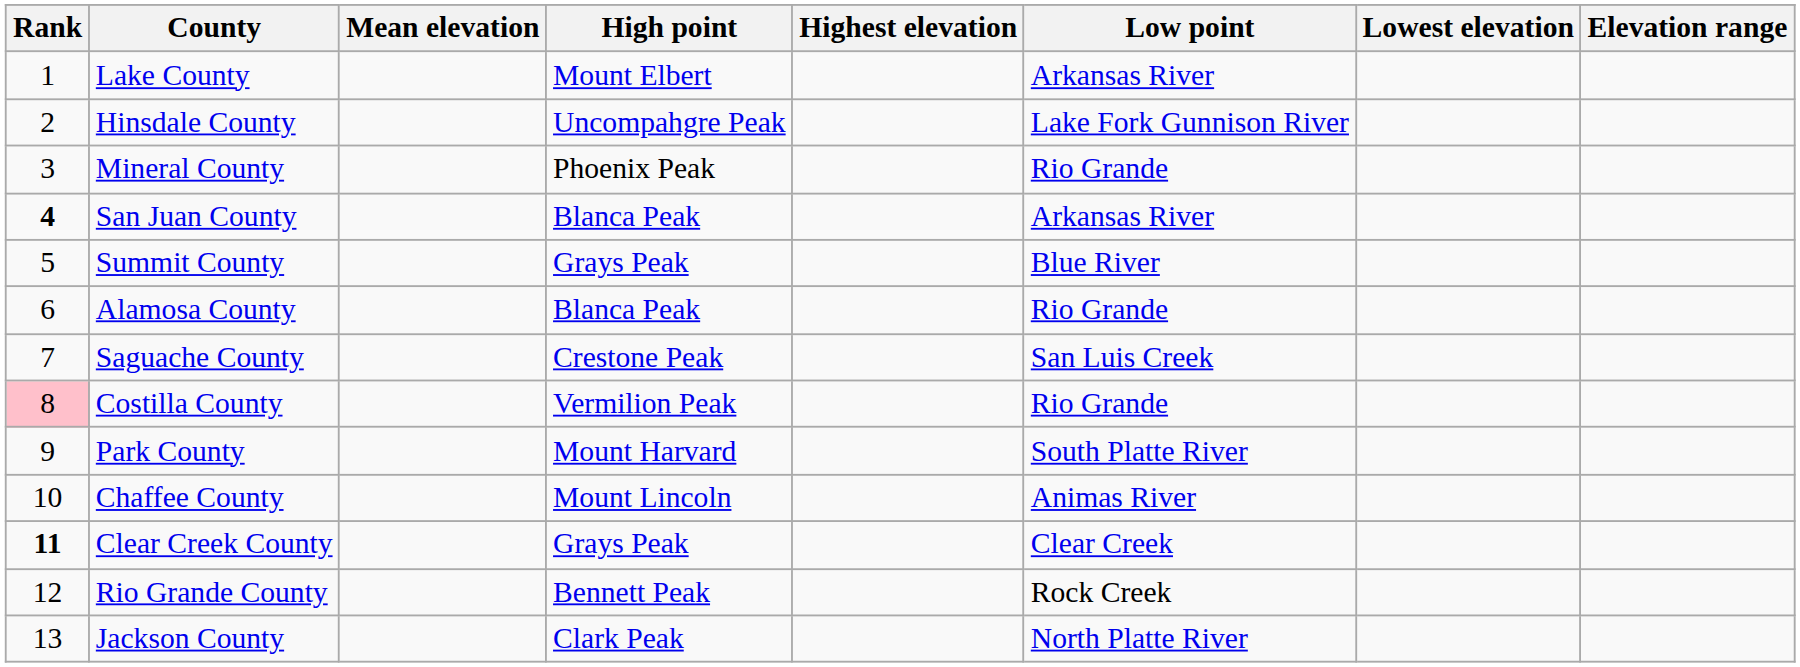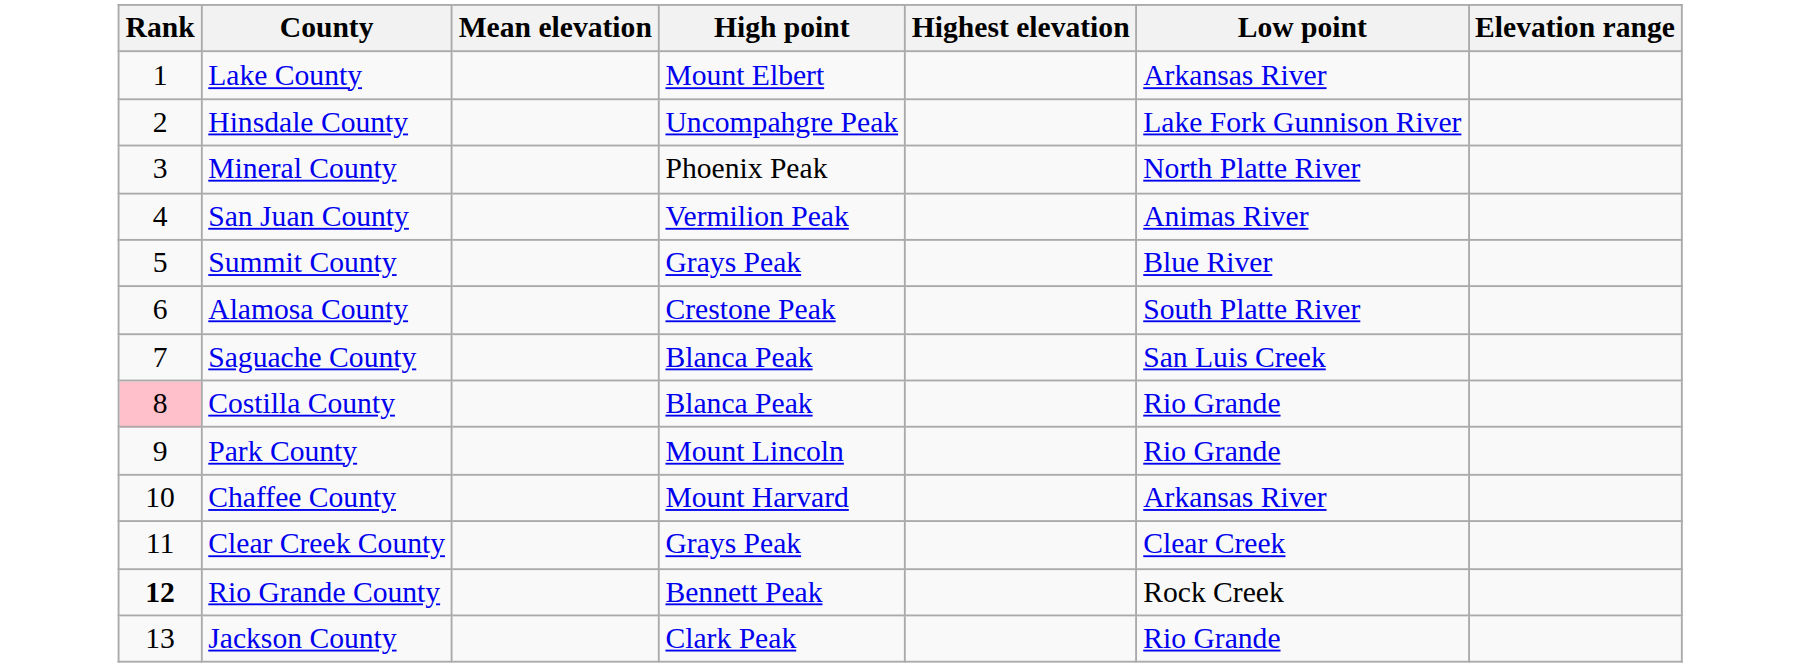- column: (1468, 27)
(1099, 168) Rio Grande -> (1252, 168) North Platte River
(48, 215) bold -> (160, 215) normal
(627, 215) Blanca Peak -> (757, 215) Vermilion Peak
(1122, 215) Arkansas River -> (1226, 215) Animas River
(627, 309) Blanca Peak -> (751, 309) Crestone Peak
(1099, 309) Rio Grande -> (1252, 309) South Platte River
(638, 356) Crestone Peak -> (739, 356) Blanca Peak
(645, 403) Vermilion Peak -> (739, 403) Blanca Peak
(645, 450) Mount Harvard -> (755, 450) Mount Lincoln
(1139, 450) South Platte River -> (1212, 450) Rio Grande
(642, 497) Mount Lincoln -> (757, 497) Mount Harvard
(1113, 497) Animas River -> (1235, 497) Arkansas River
(48, 544) bold -> (160, 544) normal
(48, 591) normal -> (160, 591) bold
(1139, 638) North Platte River -> (1212, 638) Rio Grande
